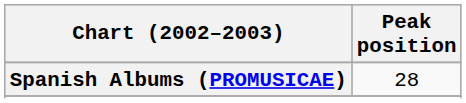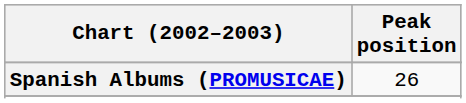(407, 80) 28 -> (407, 80) 26
